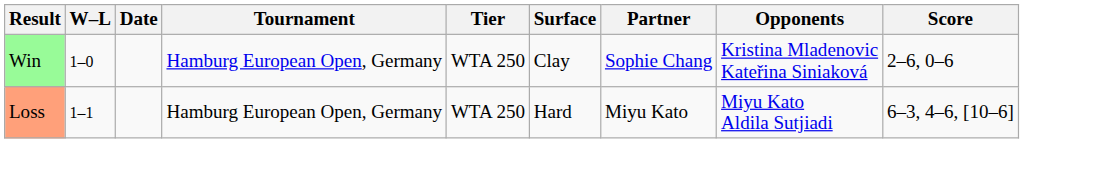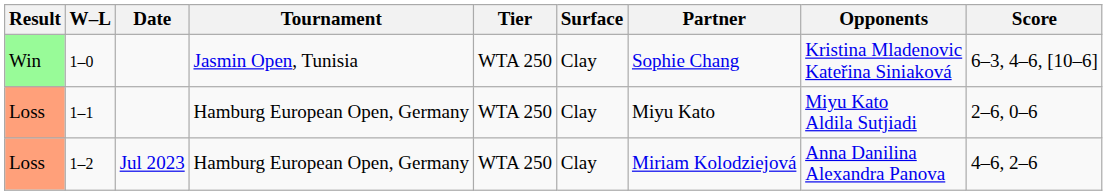(304, 60) Hamburg European Open, Germany -> (276, 60) Jasmin Open, Tunisia
(920, 60) 2–6, 0–6 -> (1034, 60) 6–3, 4–6, [10–6]
(553, 112) Hard -> (579, 112) Clay
(950, 112) 6–3, 4–6, [10–6] -> (1004, 112) 2–6, 0–6
+ row: (81, 164)
